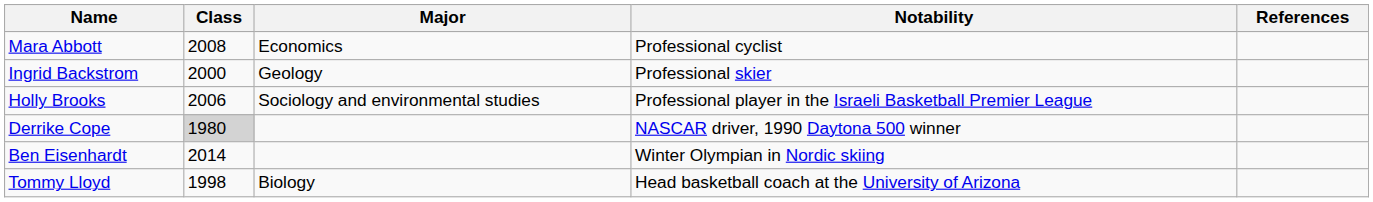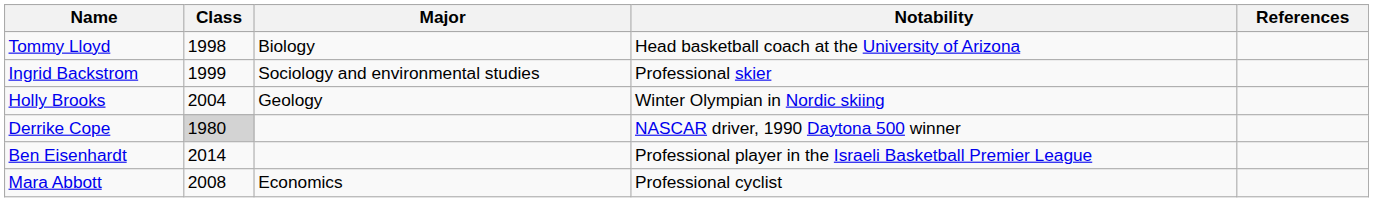rows swapped: (55, 45) <-> (59, 182)
(207, 73) 2000 -> (207, 73) 1999
(290, 73) Geology -> (399, 73) Sociology and environmental studies
(207, 100) 2006 -> (207, 100) 2004
(399, 100) Sociology and environmental studies -> (290, 100) Geology
(864, 100) Professional player in the Israeli Basketball Premier League -> (760, 100) Winter Olympian in Nordic skiing
(760, 155) Winter Olympian in Nordic skiing -> (864, 155) Professional player in the Israeli Basketball Premier League
